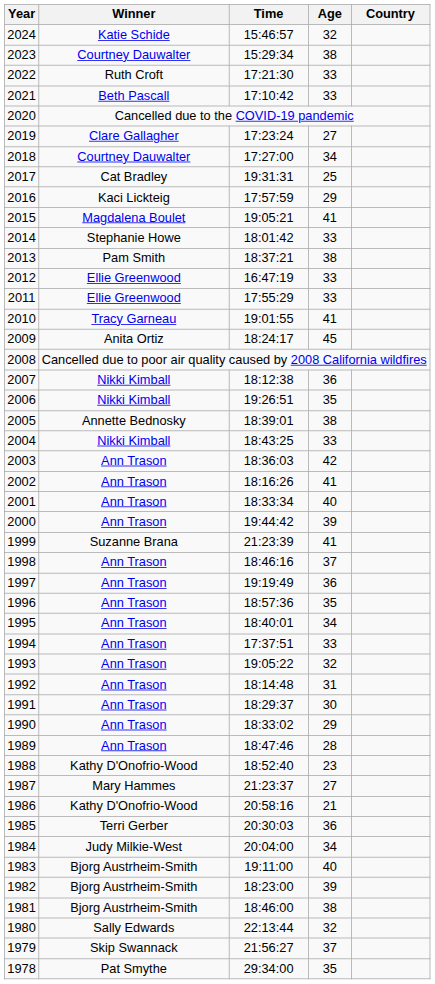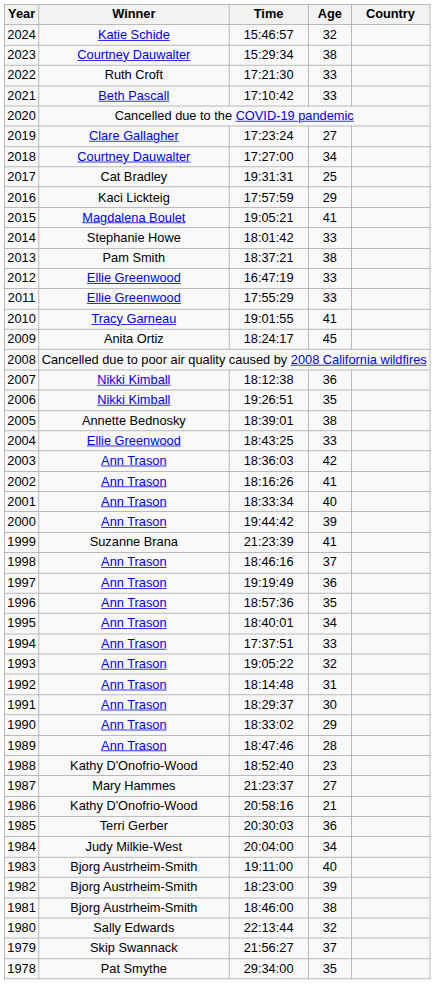(134, 440) Nikki Kimball -> (134, 440) Ellie Greenwood
